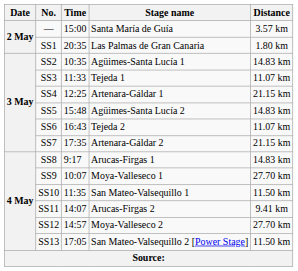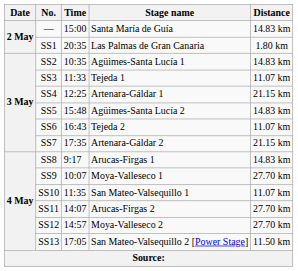(272, 28) 3.57 km -> (272, 28) 14.83 km
(272, 192) 11.50 km -> (272, 192) 11.07 km
(272, 208) 9.41 km -> (272, 208) 27.70 km
